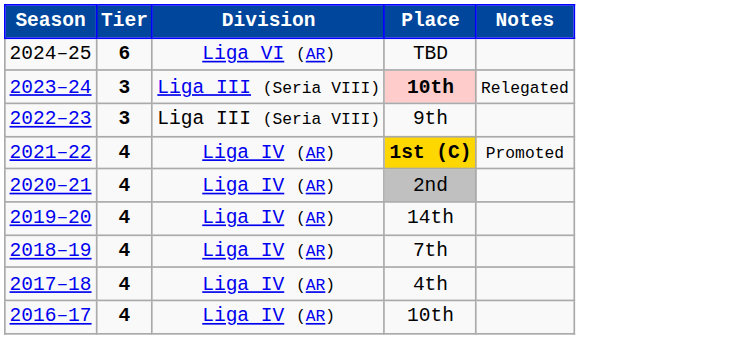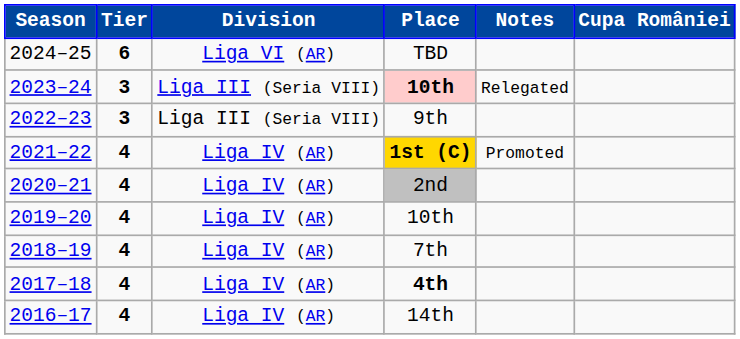+ column: (654, 21)
(430, 218) 14th -> (430, 218) 10th
(430, 284) normal -> (430, 284) bold
(430, 316) 10th -> (430, 316) 14th
